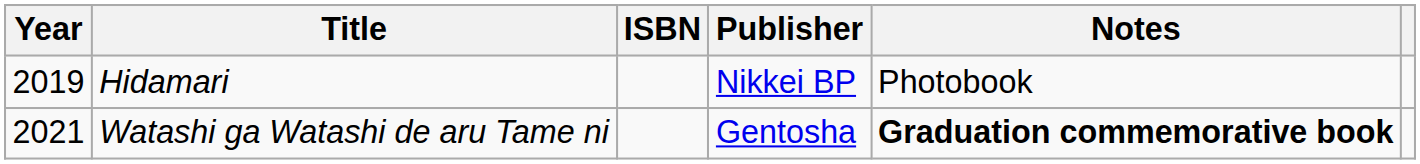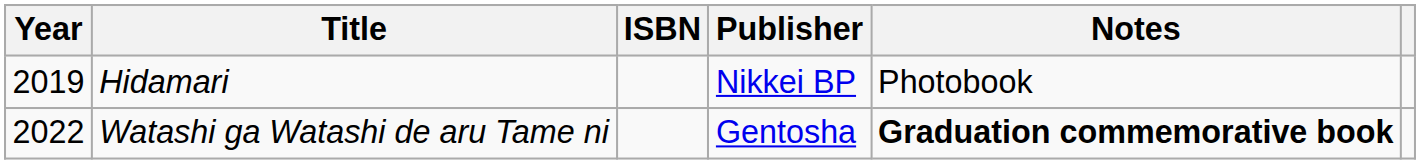(48, 132) 2021 -> (48, 132) 2022
